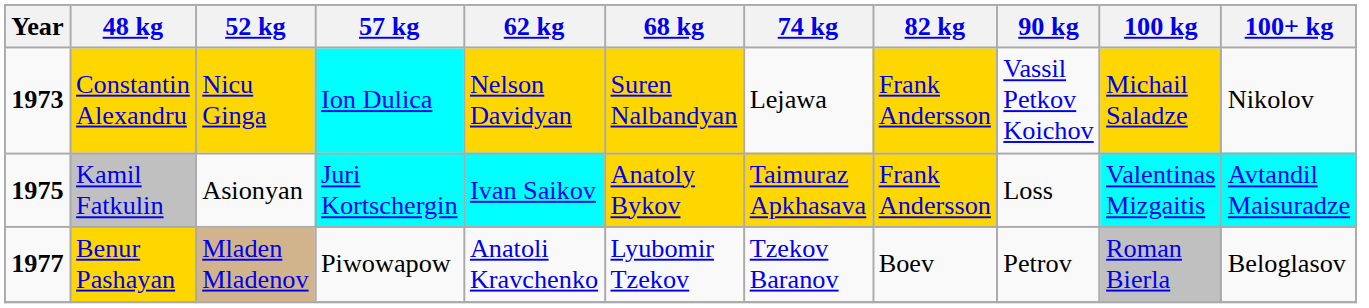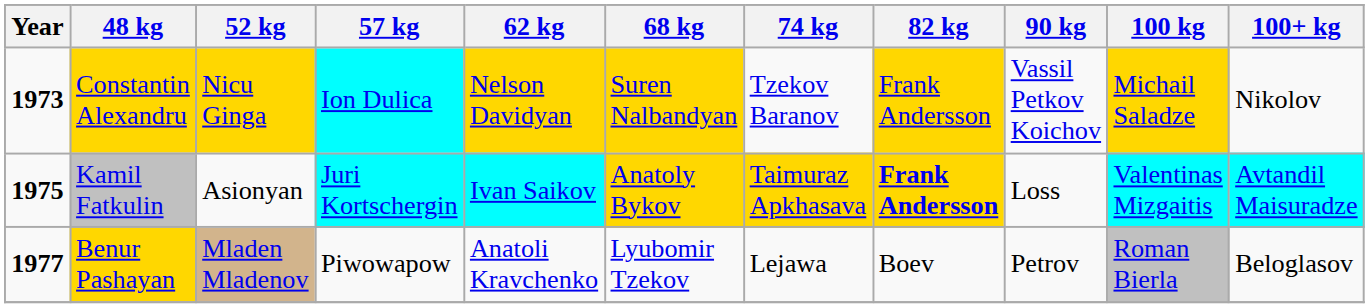(788, 99) Lejawa -> (794, 99) Tzekov Baranov
(935, 189) normal -> (938, 189) bold
(794, 263) Tzekov Baranov -> (788, 263) Lejawa
